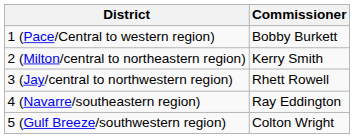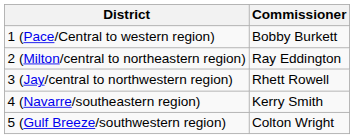(287, 58) Kerry Smith -> (297, 58) Ray Eddington
(297, 101) Ray Eddington -> (287, 101) Kerry Smith
